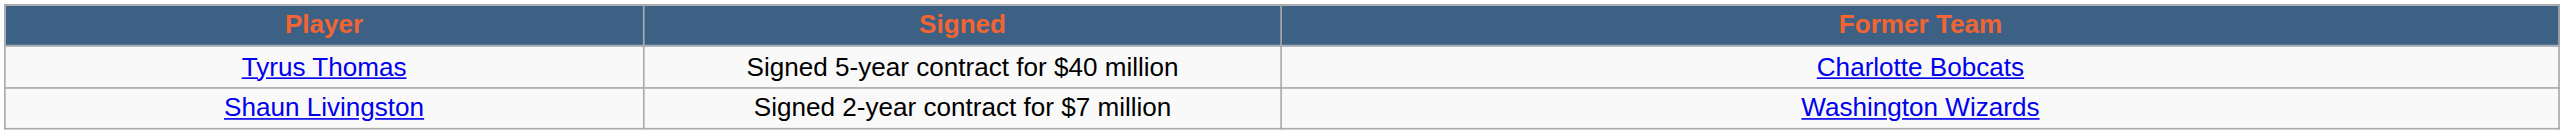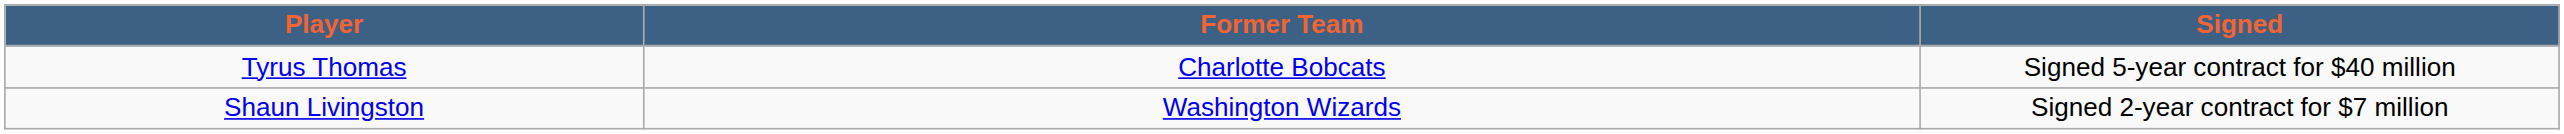columns swapped: (963, 25) <-> (1920, 25)
